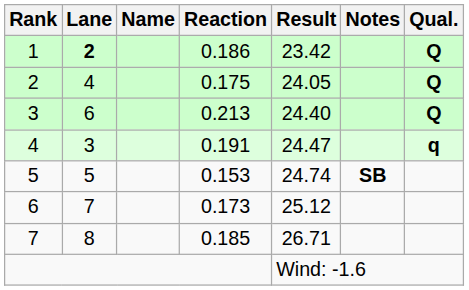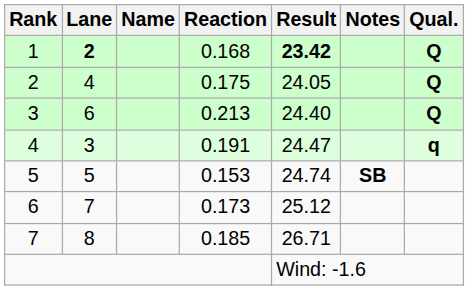(226, 51) 0.186 -> (226, 51) 0.168
(306, 51) normal -> (306, 51) bold
